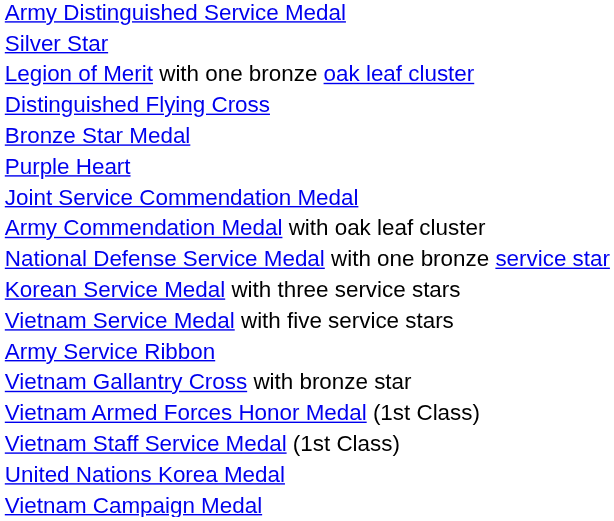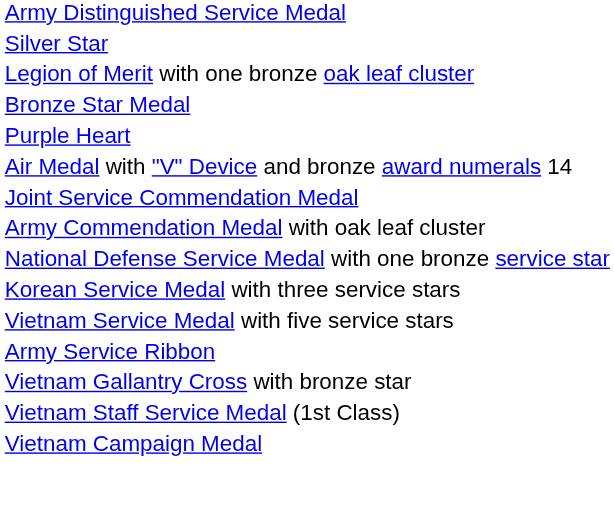- row: (137, 104)
+ row: (289, 166)
- row: (242, 412)
- row: (145, 474)
